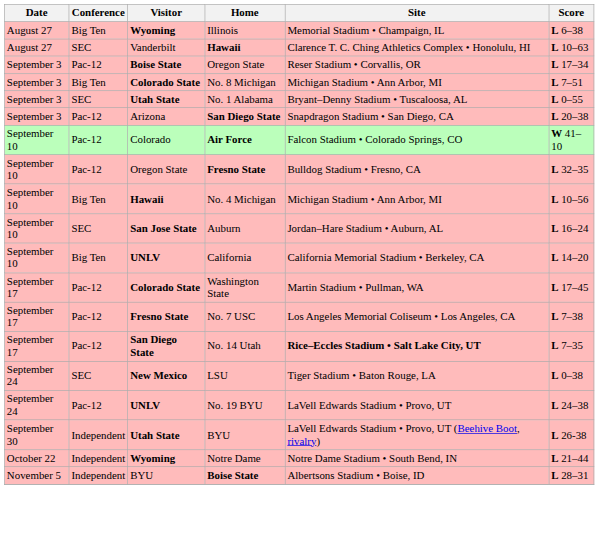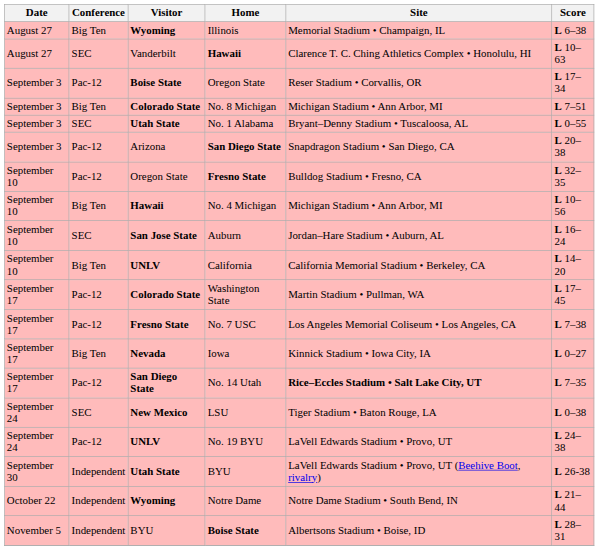- row: (230, 140)
+ row: (219, 353)
